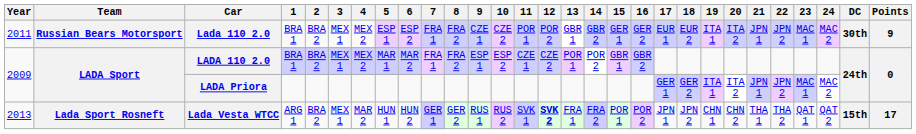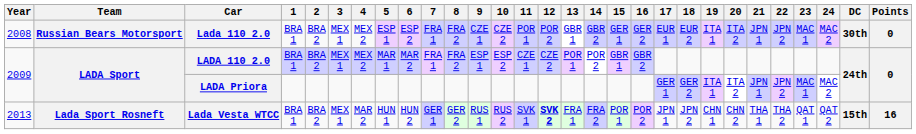(19, 34) 2011 -> (19, 34) 2008
(890, 34) 9 -> (890, 34) 0
(293, 115) ARG 1 -> (293, 115) BRA 1
(890, 115) 17 -> (890, 115) 16
